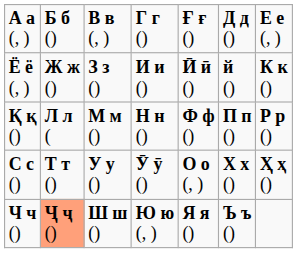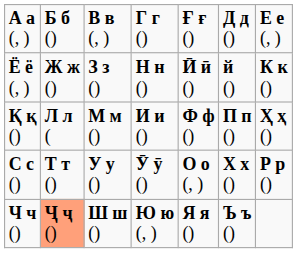(150, 77) И и () -> (150, 77) Н н ()
(150, 125) Н н () -> (150, 125) И и ()
(273, 125) Р р () -> (273, 125) Ҳ ҳ ()
(273, 174) Ҳ ҳ () -> (273, 174) Р р ()
